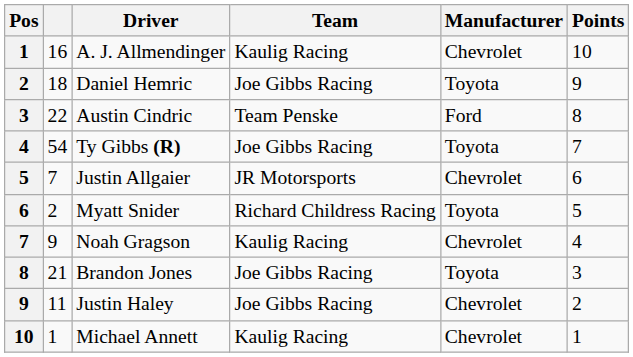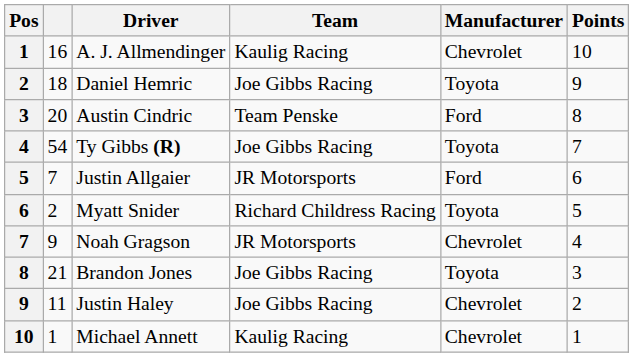(57, 114) 22 -> (57, 114) 20
(483, 177) Chevrolet -> (463, 177) Ford
(291, 240) Kaulig Racing -> (295, 240) JR Motorsports
